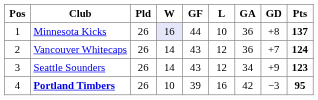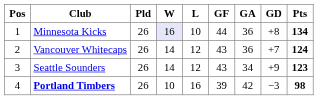columns swapped: (222, 13) <-> (195, 13)
(300, 31) 137 -> (300, 31) 134
(300, 85) 95 -> (300, 85) 98
